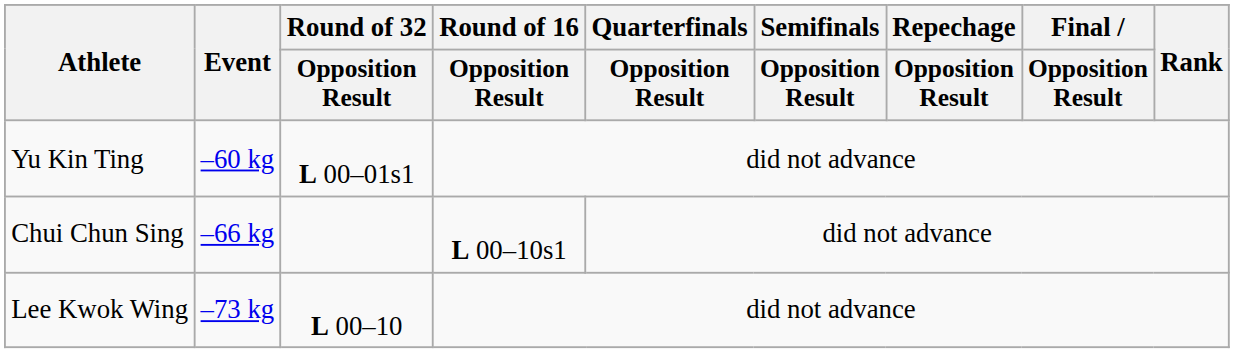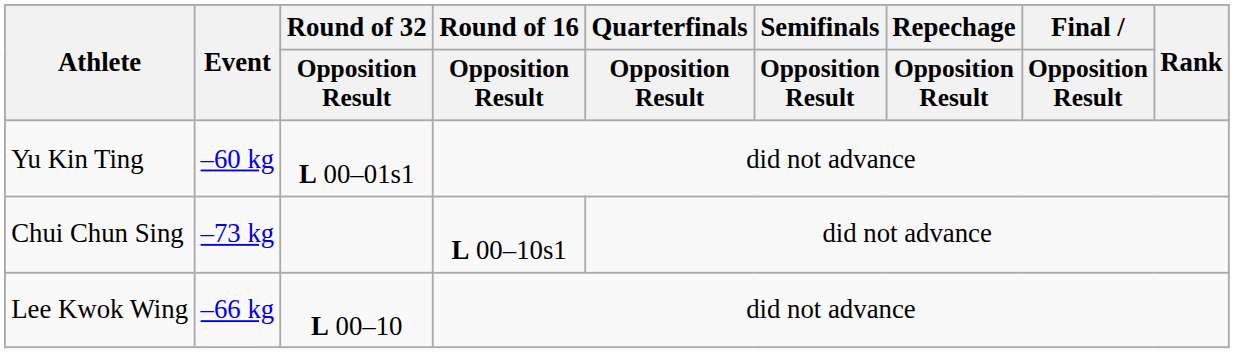(237, 234) –66 kg -> (237, 234) –73 kg
(237, 310) –73 kg -> (237, 310) –66 kg
